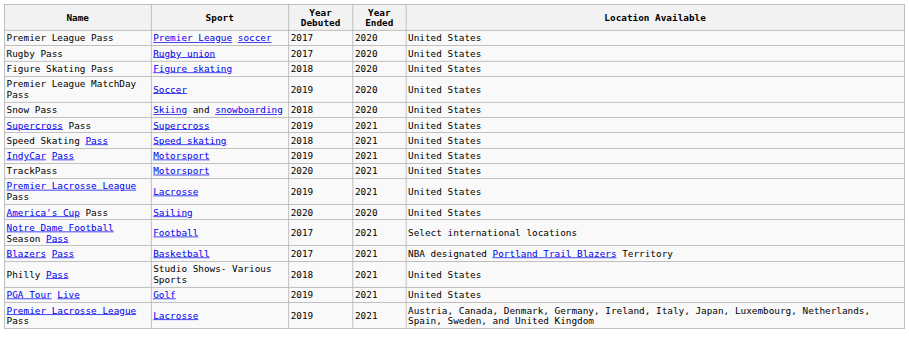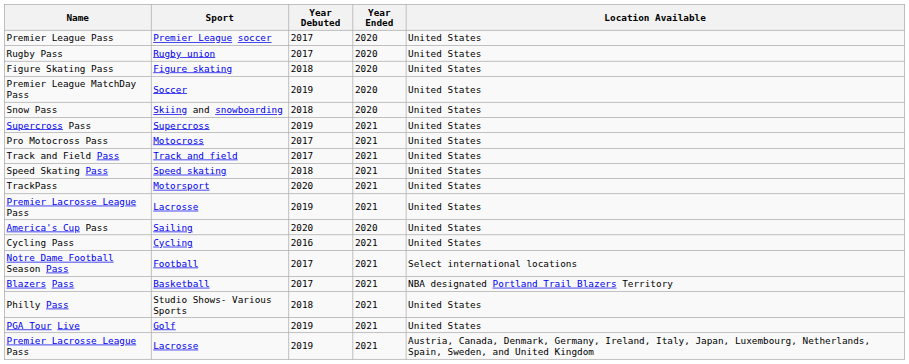+ row: (57, 140)
+ row: (63, 156)
- row: (40, 156)
+ row: (40, 243)
